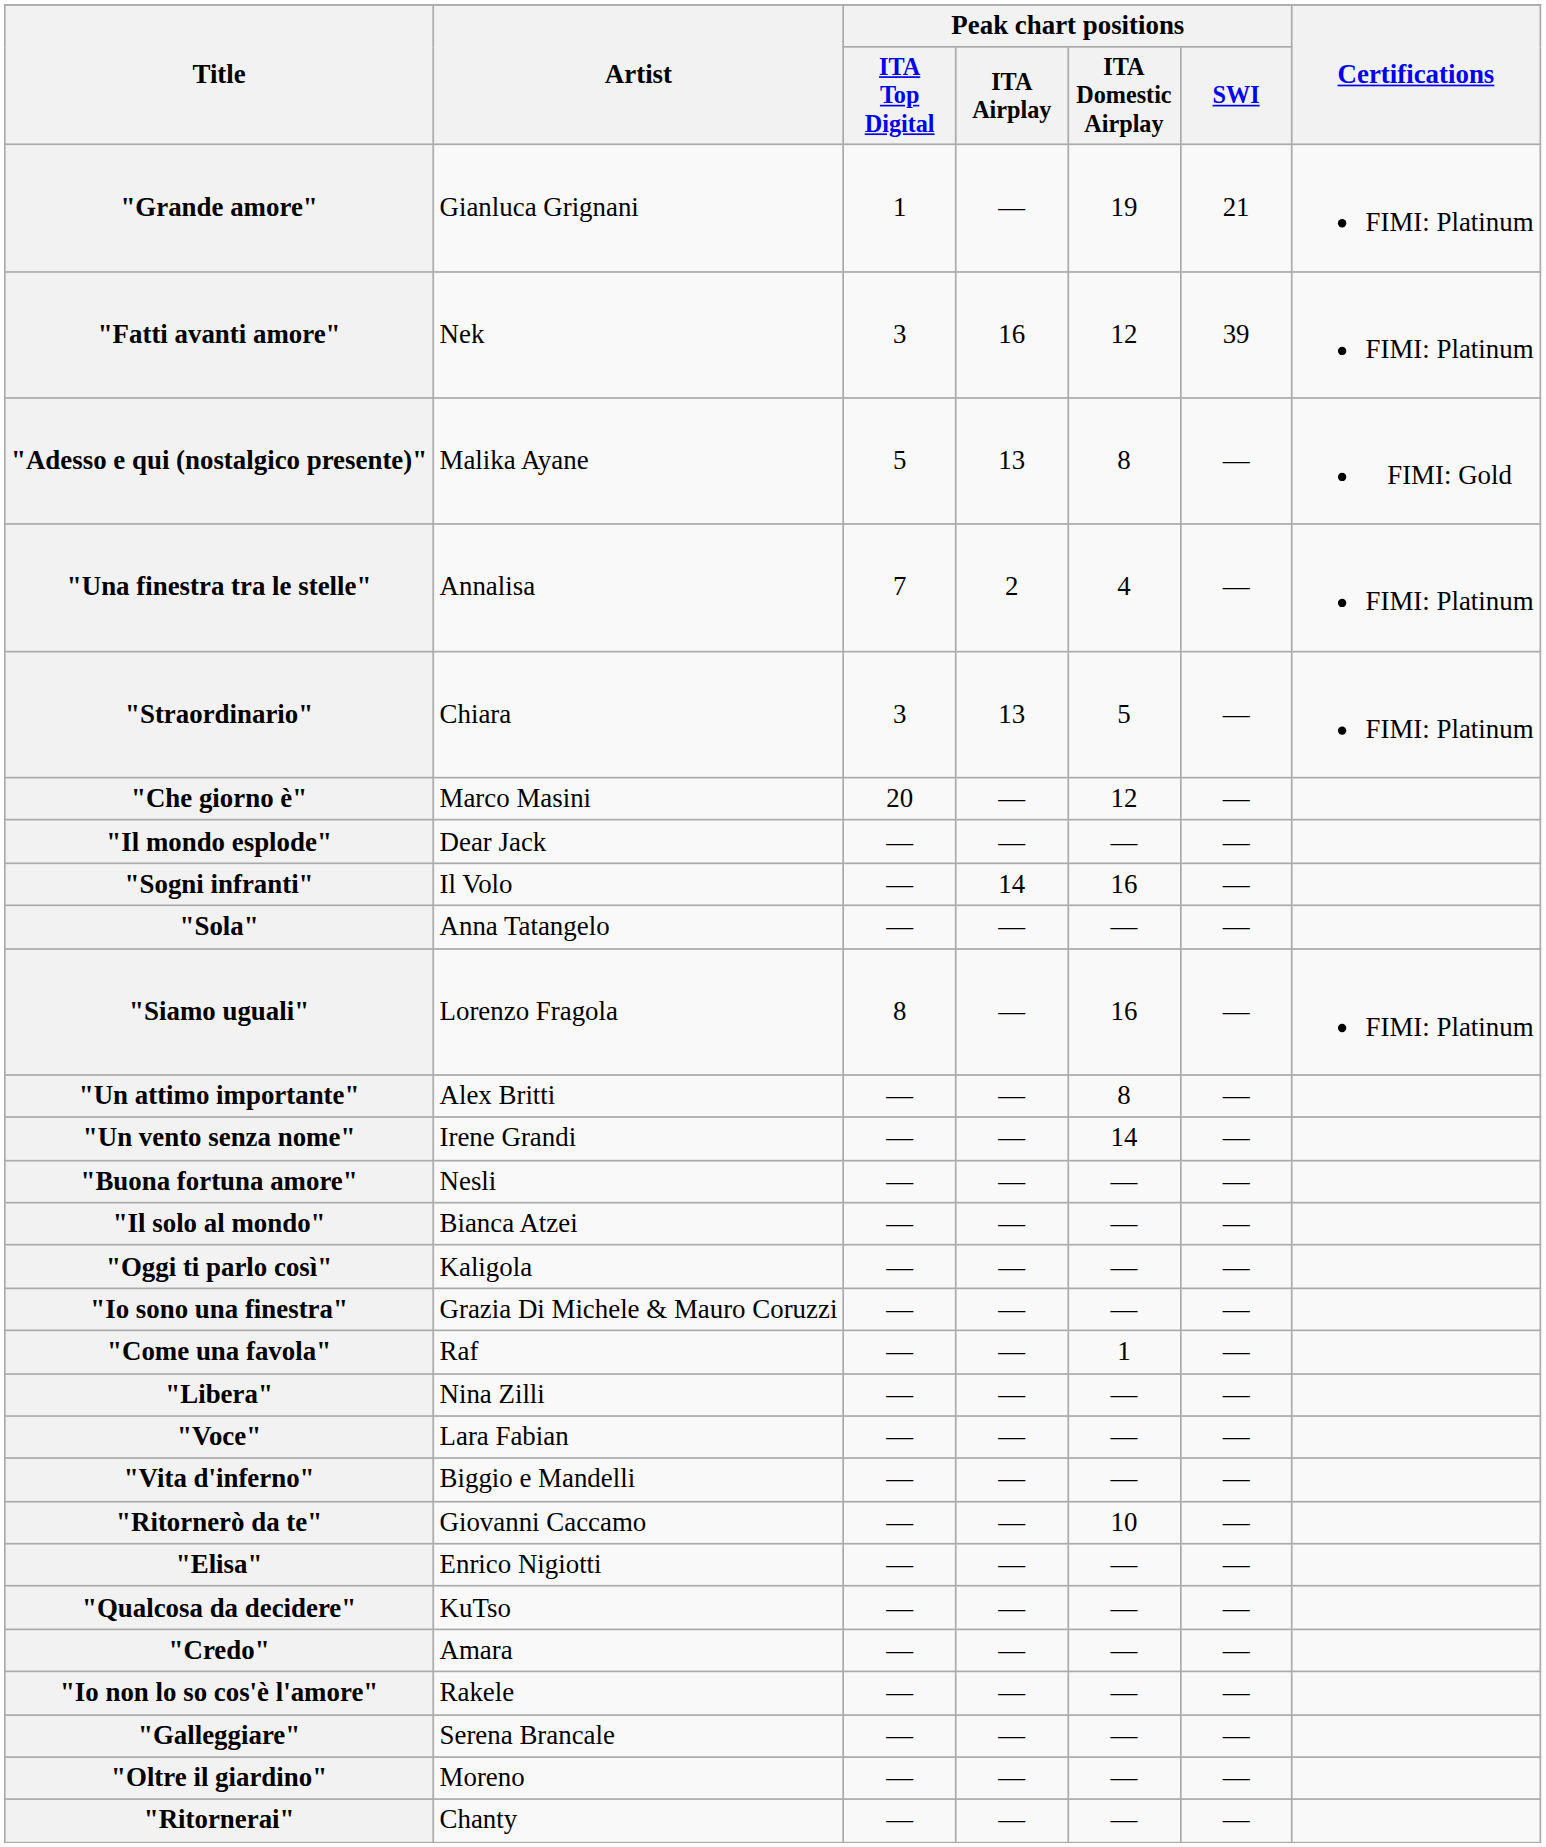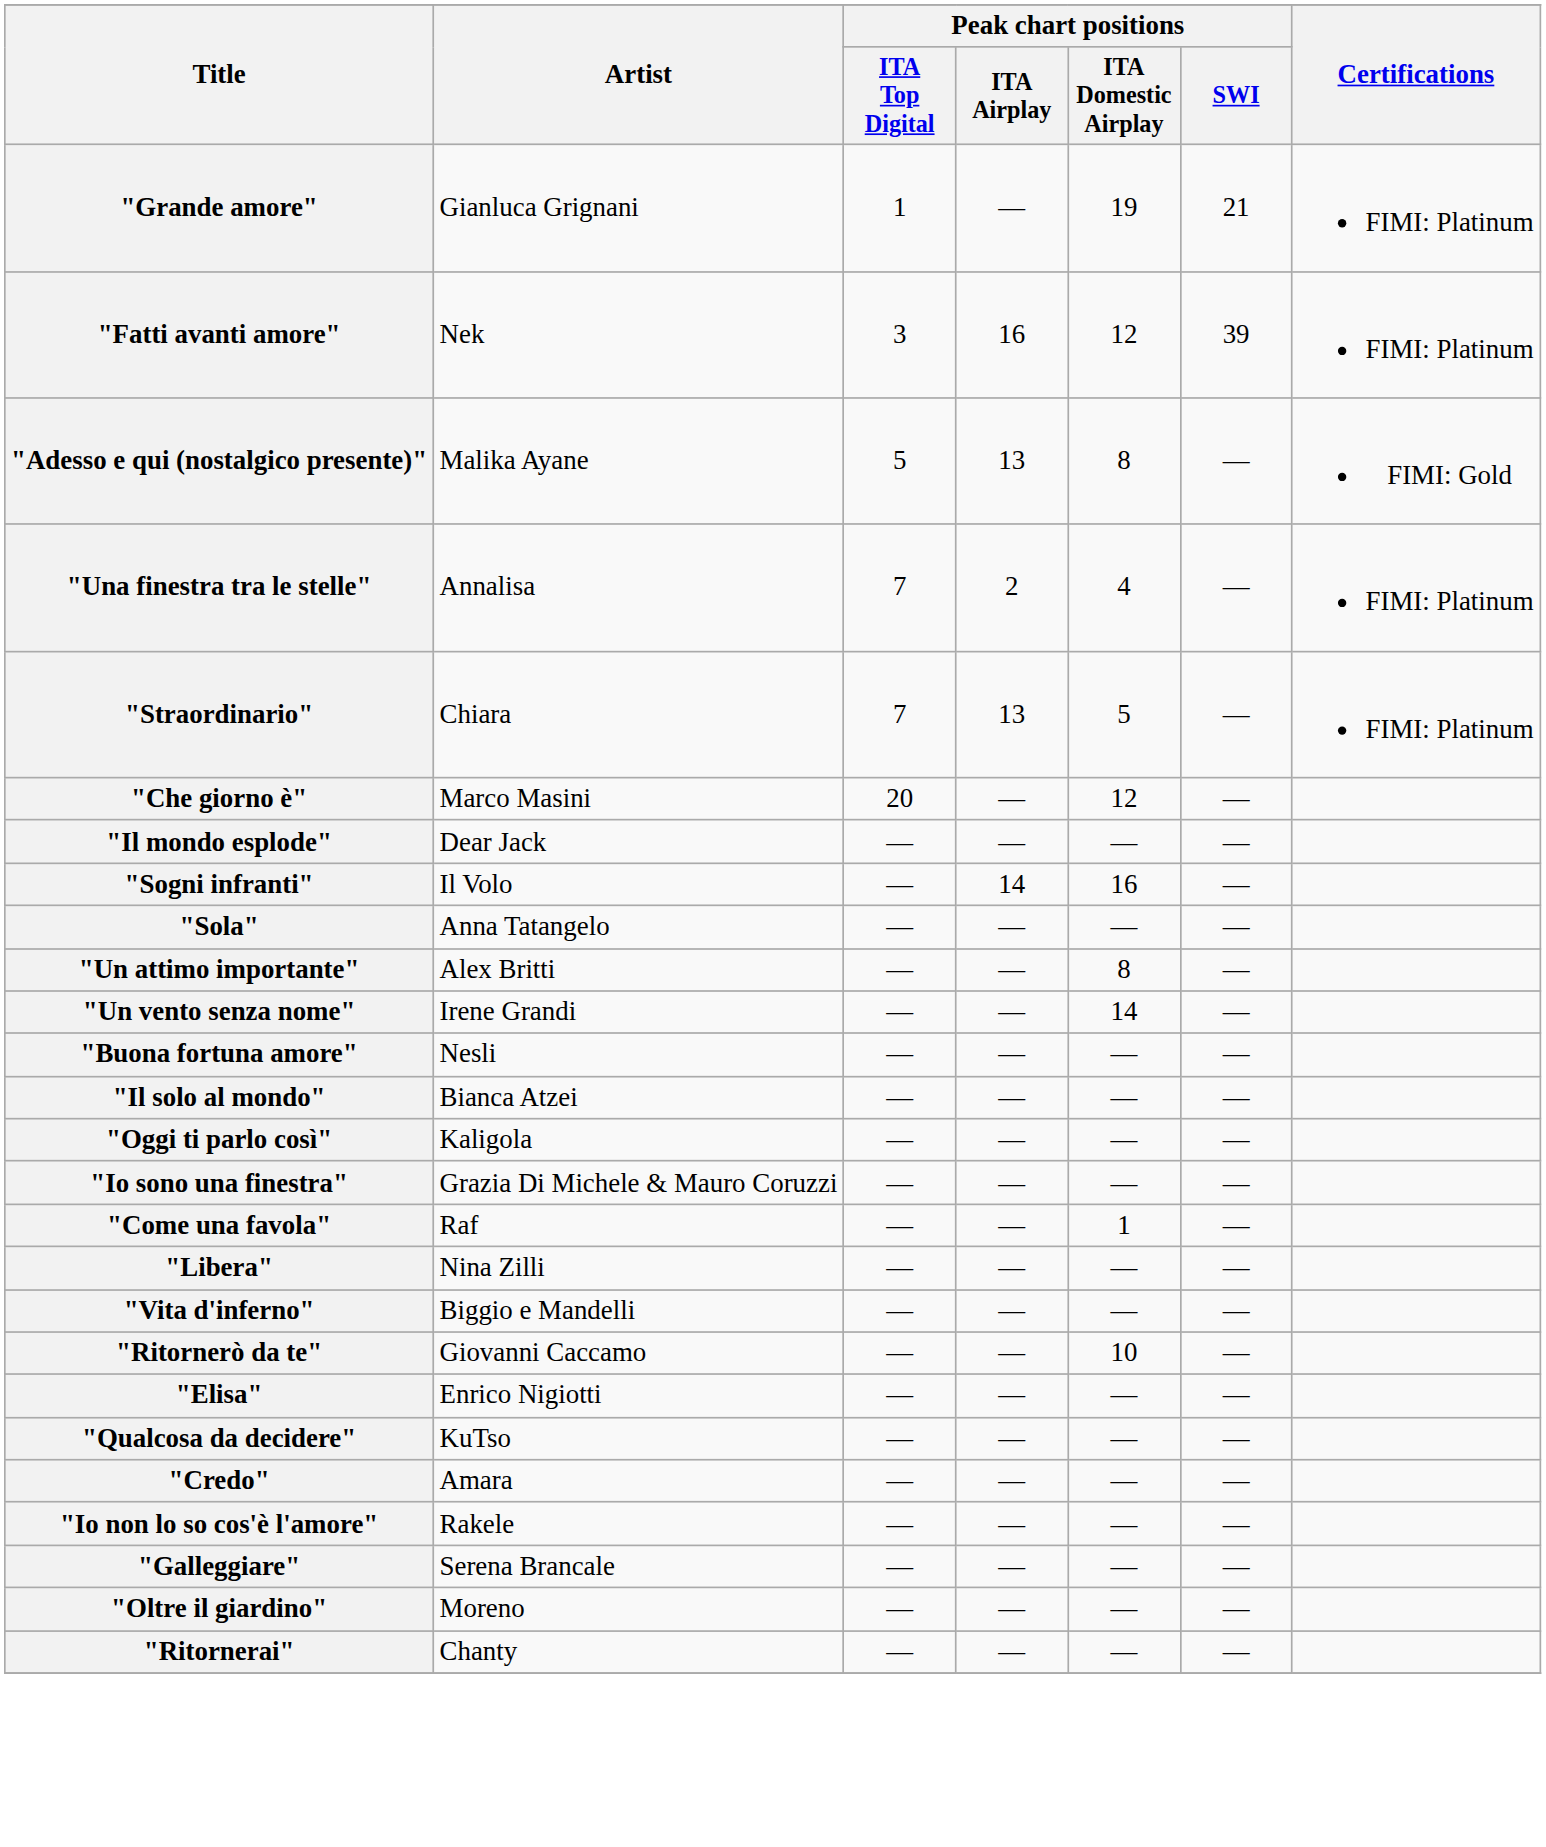(900, 713) 3 -> (900, 713) 7
- row: (219, 1011)
- row: (219, 1436)
